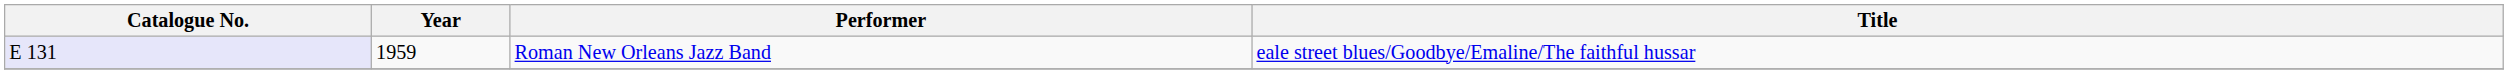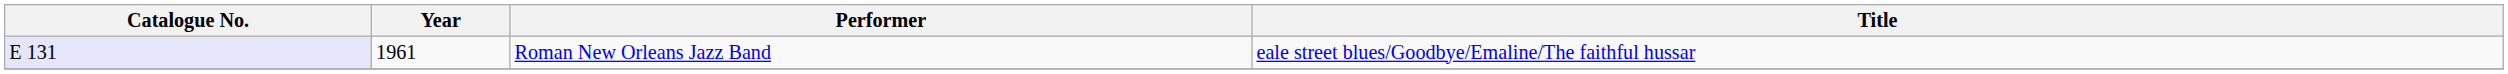(396, 52) 1959 -> (396, 52) 1961
